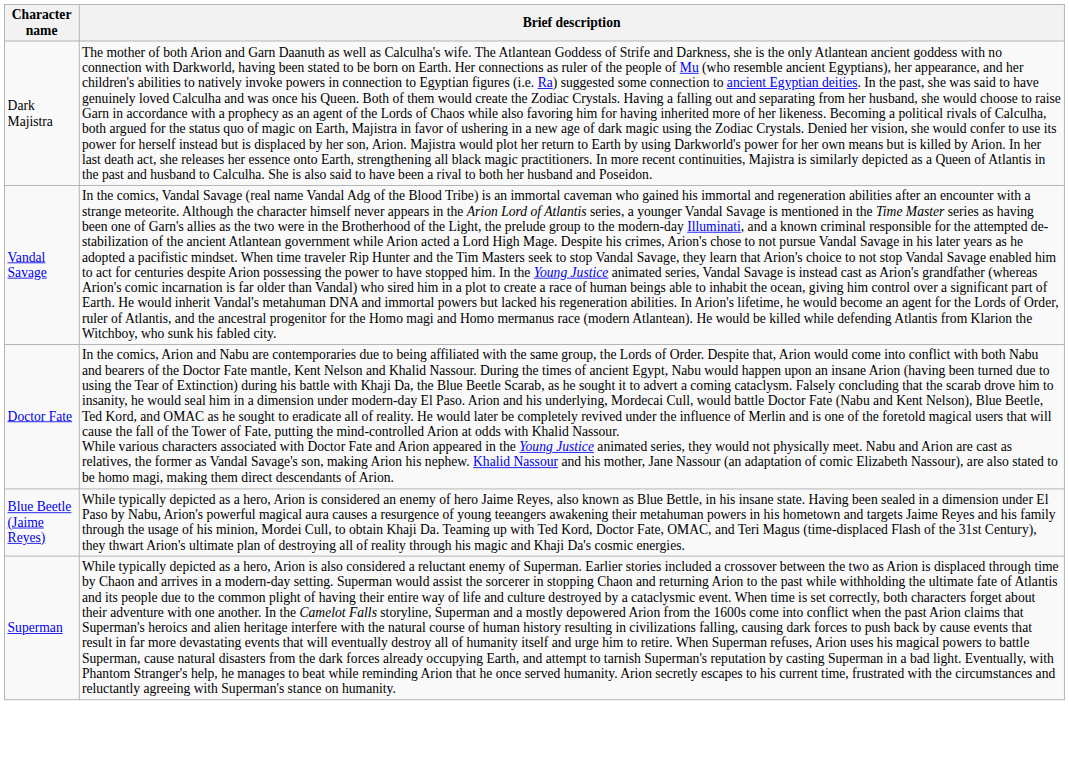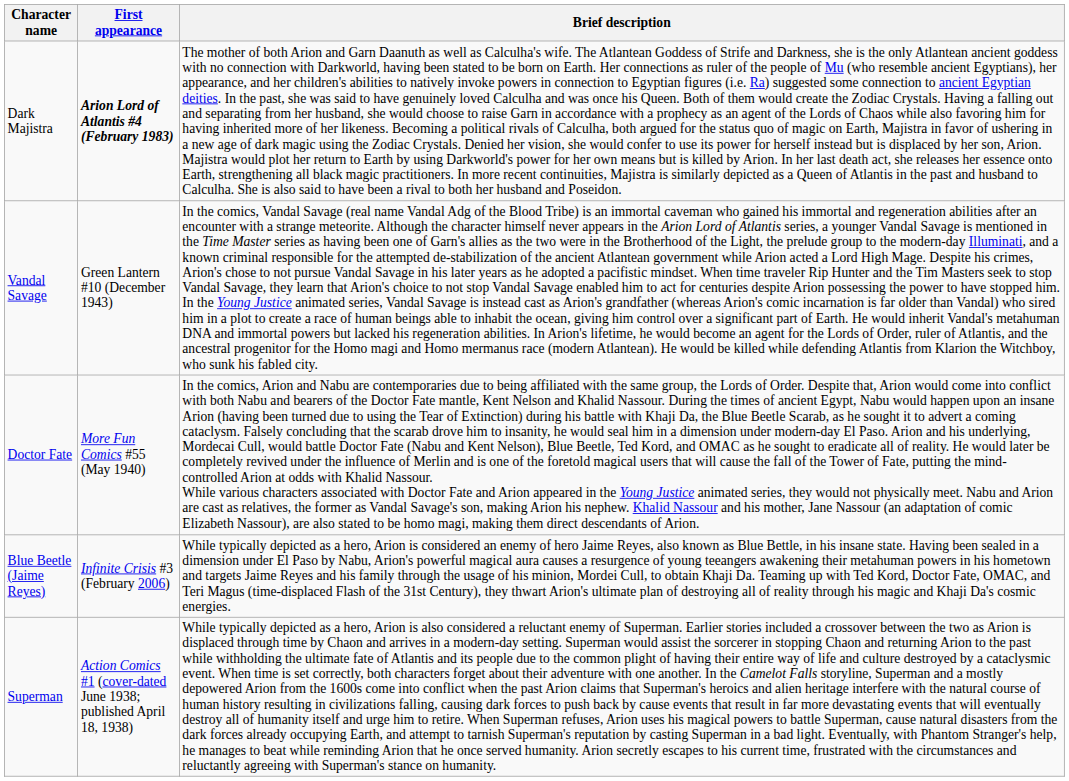+ column: (129, 22)
